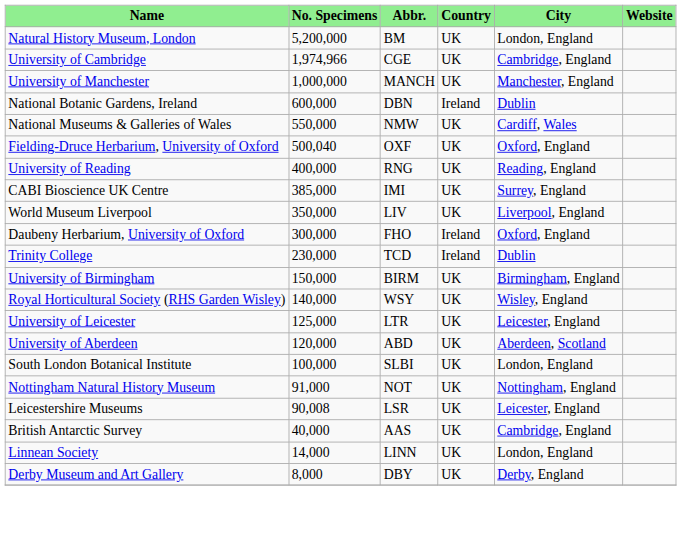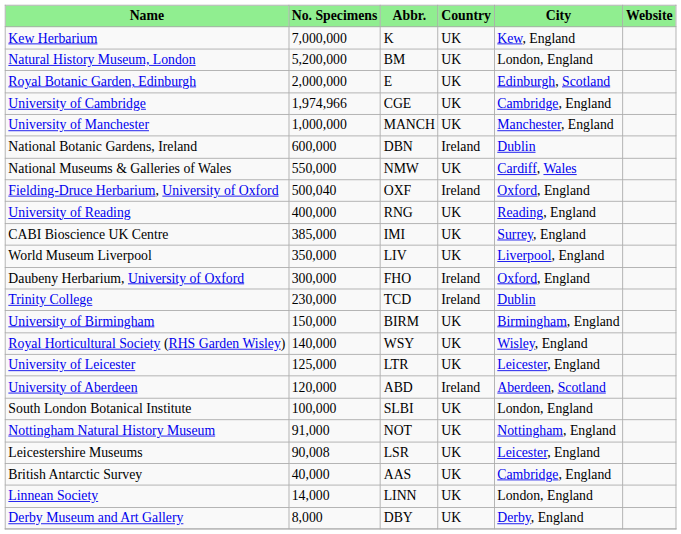+ row: (53, 37)
+ row: (102, 81)
(451, 147) UK -> (461, 190) Ireland
(451, 343) UK -> (461, 387) Ireland
